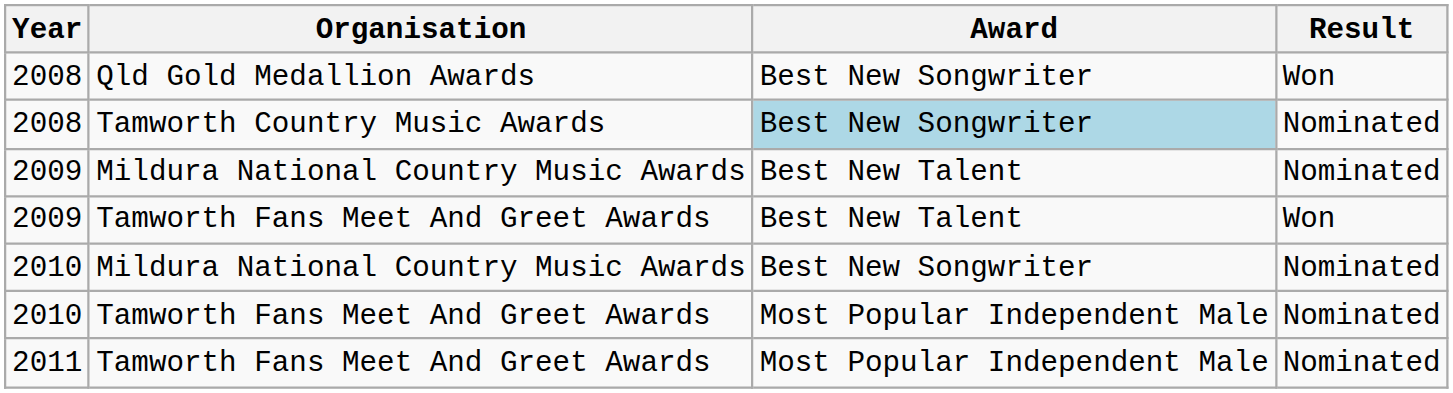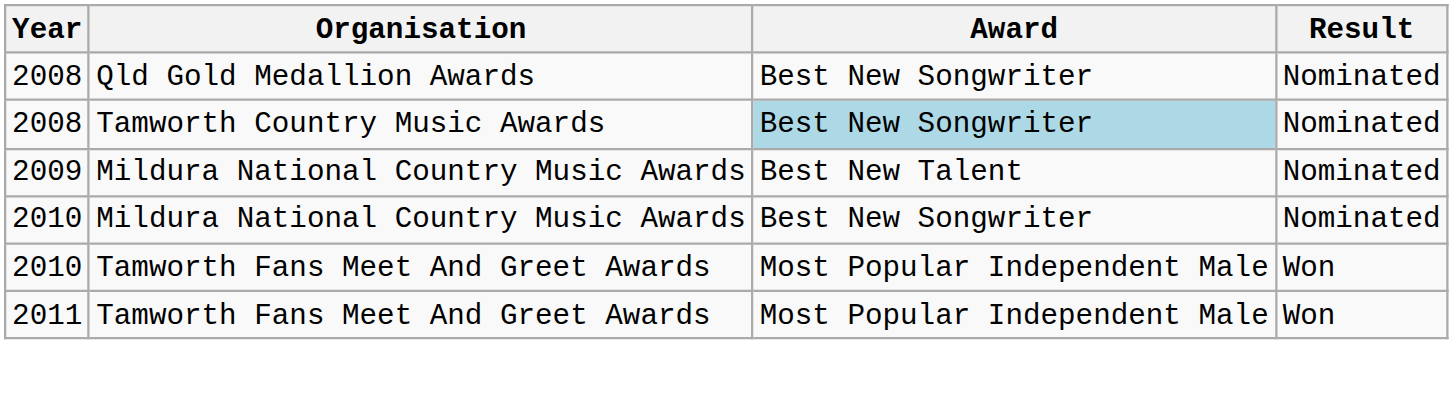(1309, 77) Won -> (1362, 77) Nominated
- row: (47, 220)
(1362, 315) Nominated -> (1309, 267) Won
(1362, 363) Nominated -> (1309, 315) Won
